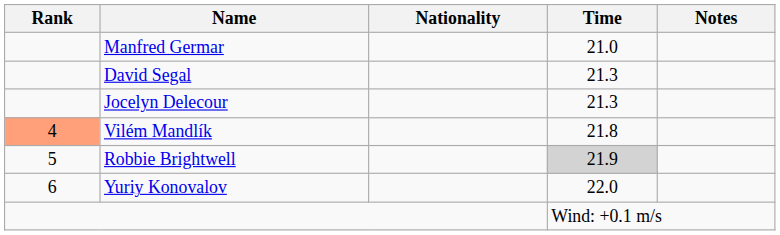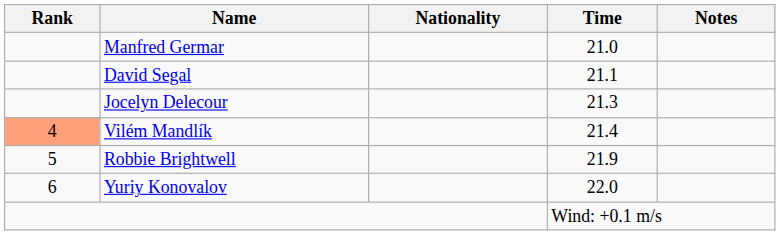(602, 74) 21.3 -> (602, 74) 21.1
(602, 131) 21.8 -> (602, 131) 21.4
(602, 159) lightgrey background -> (602, 159) no background
